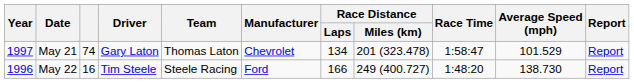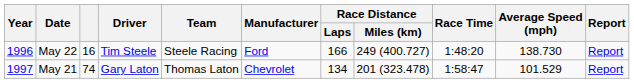rows swapped: (58, 69) <-> (58, 51)
